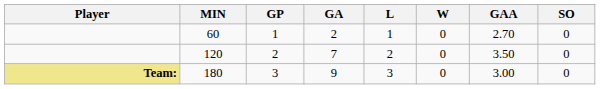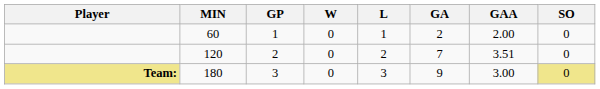columns swapped: (443, 14) <-> (334, 14)
(504, 34) 2.70 -> (504, 34) 2.00
(504, 53) 3.50 -> (504, 53) 3.51
(566, 73) no background -> (566, 73) khaki background
